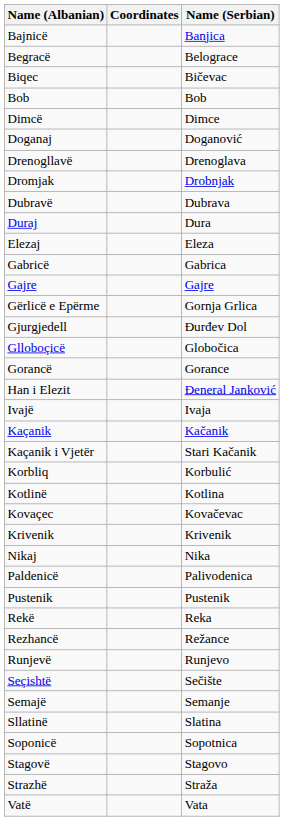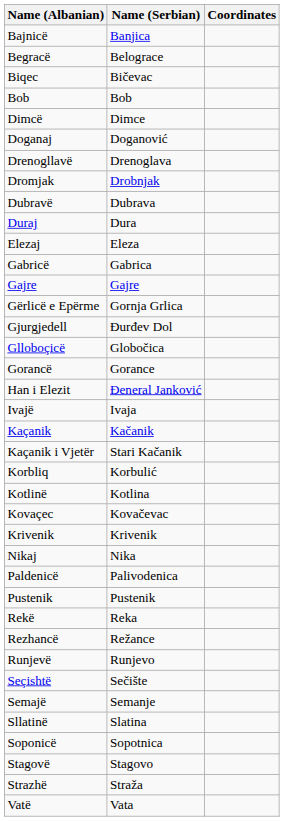columns swapped: (230, 14) <-> (144, 14)
